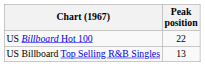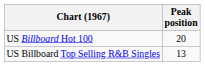(181, 38) 22 -> (181, 38) 20
